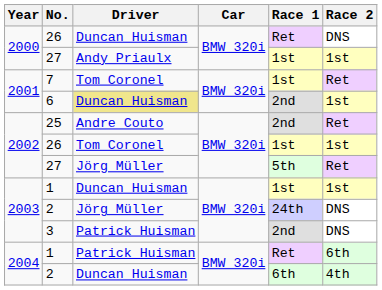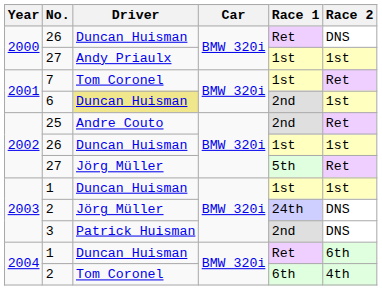(120, 145) Tom Coronel -> (132, 145) Duncan Huisman
(136, 253) Patrick Huisman -> (132, 253) Duncan Huisman
(132, 275) Duncan Huisman -> (120, 275) Tom Coronel
